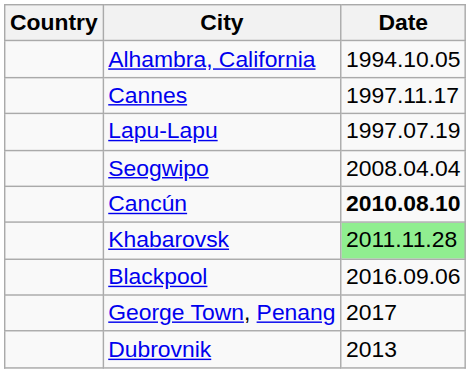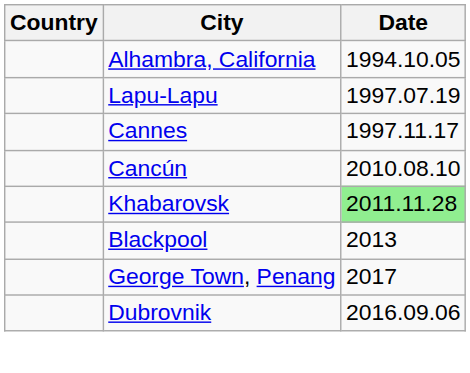rows swapped: (163, 131) <-> (148, 95)
- row: (158, 167)
(403, 204) bold -> (403, 167) normal
(403, 276) 2016.09.06 -> (372, 240) 2013
(372, 349) 2013 -> (403, 312) 2016.09.06
